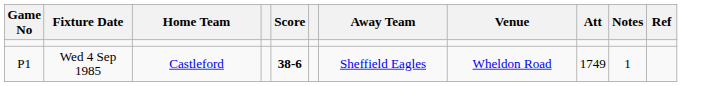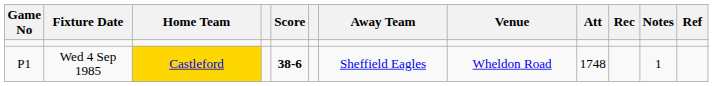+ column: (624, 22)
(197, 63) no background -> (197, 63) gold background
(593, 63) 1749 -> (593, 63) 1748
